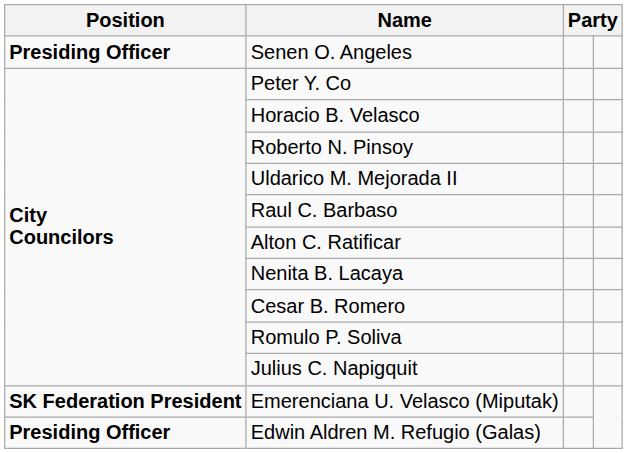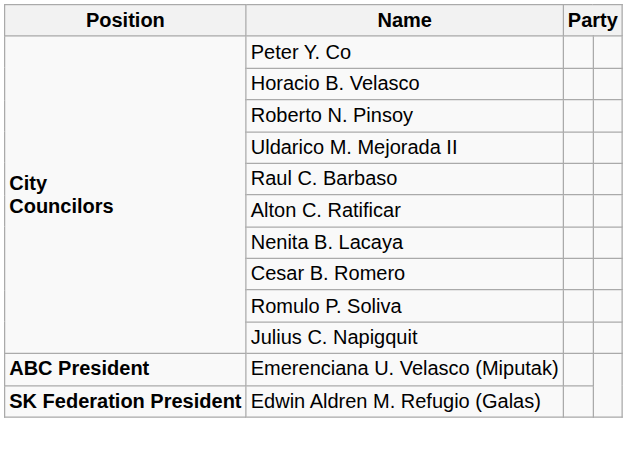- row: (331, 52)
(125, 400) SK Federation President -> (79, 369) ABC President
(90, 432) Presiding Officer -> (125, 400) SK Federation President
